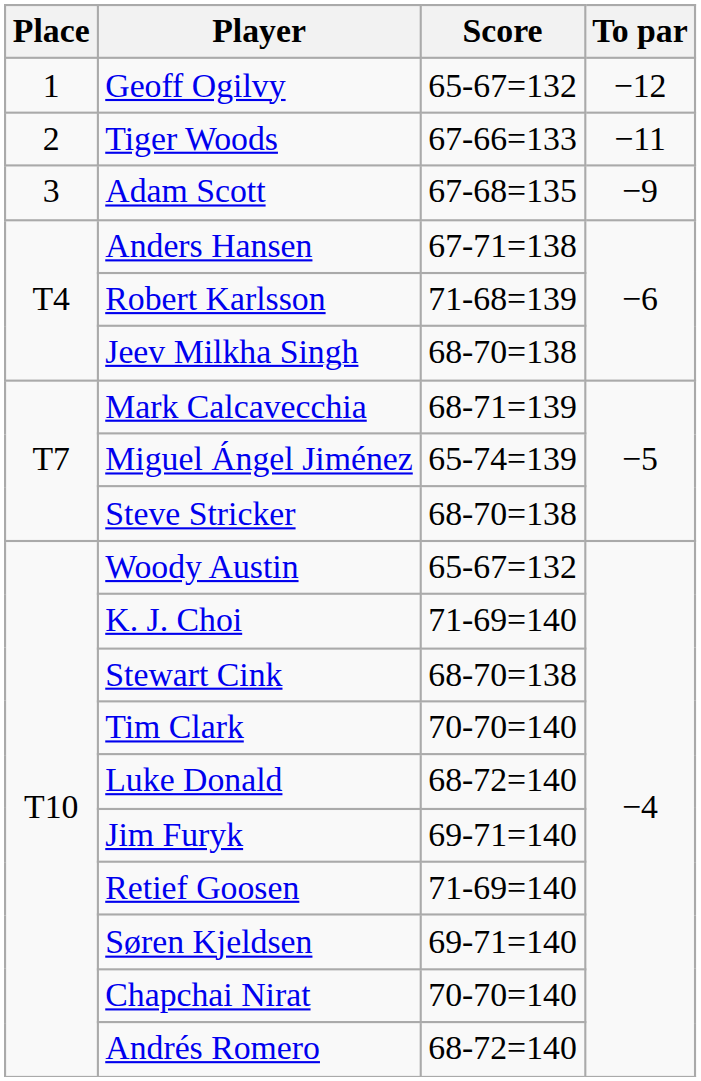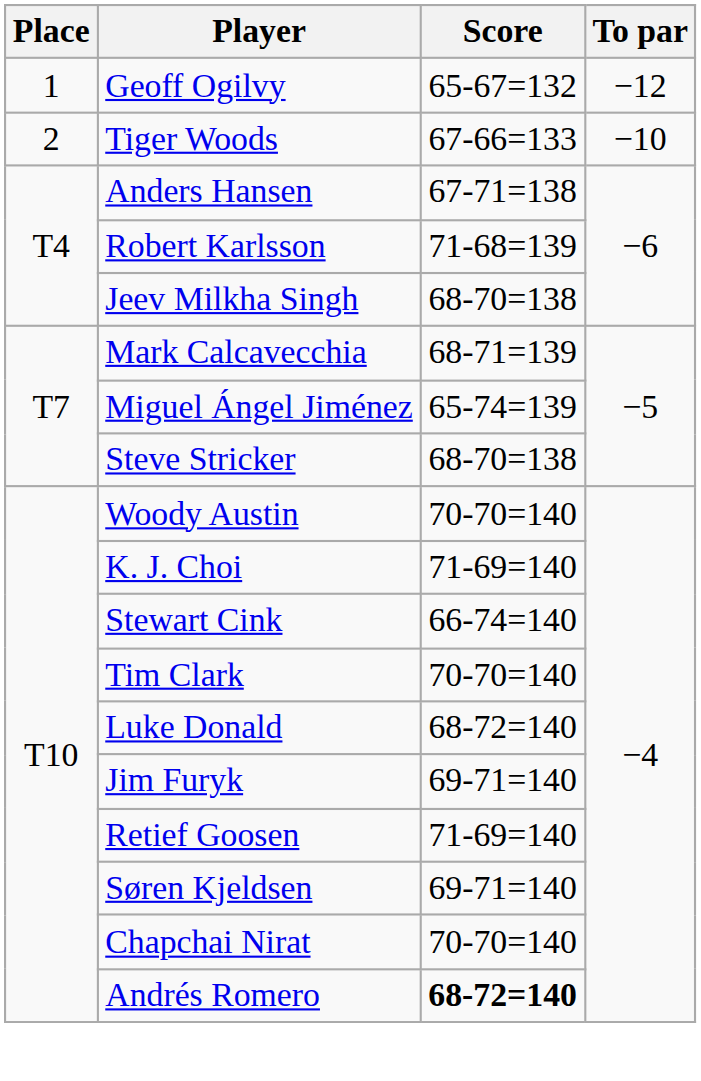(640, 138) −11 -> (640, 138) −10
- row: (185, 191)
(503, 566) 65-67=132 -> (503, 513) 70-70=140
(503, 673) 68-70=138 -> (503, 620) 66-74=140
(503, 1048) normal -> (503, 995) bold
